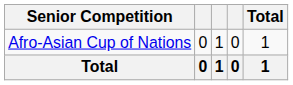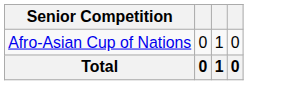- column: (265, 17)
